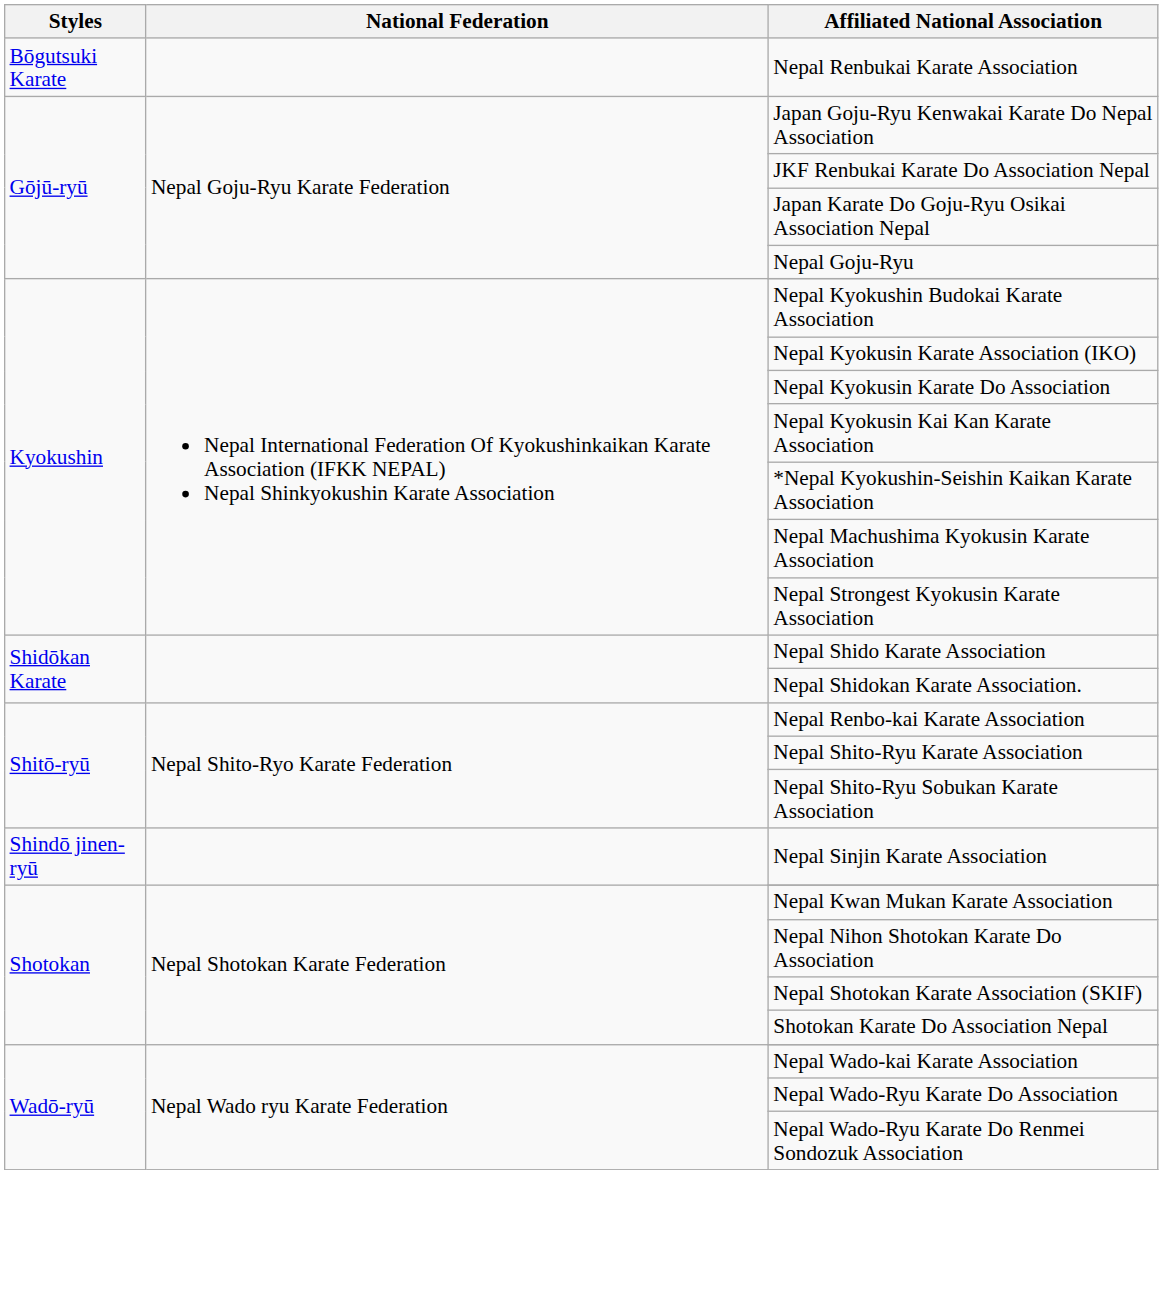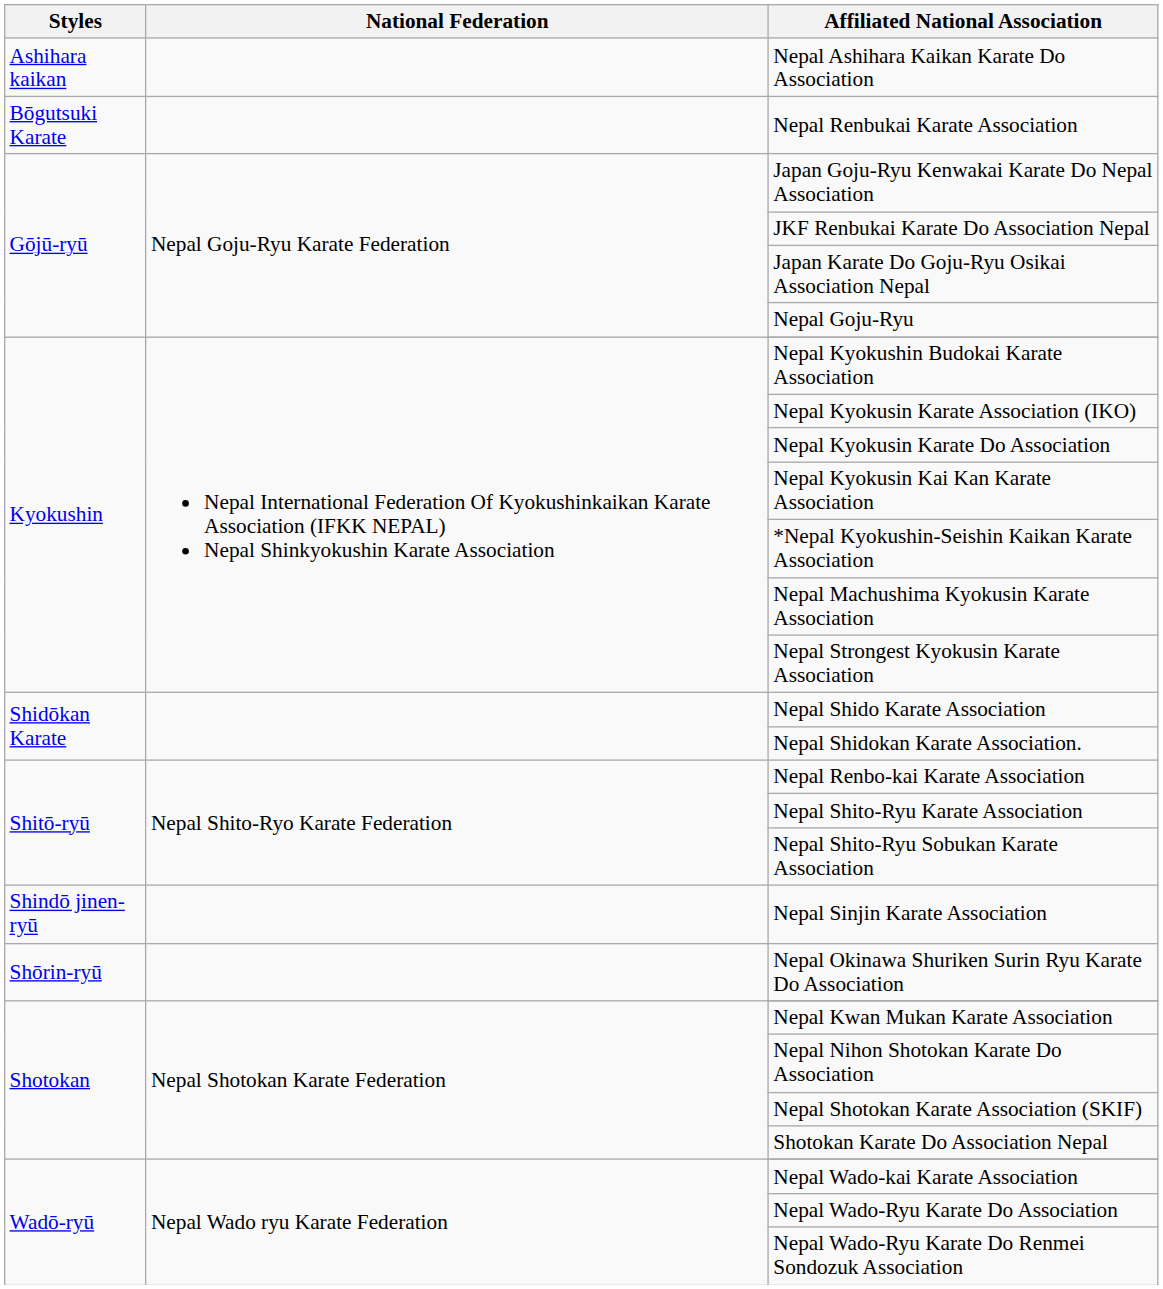+ row: (48, 67)
+ row: (56, 971)
